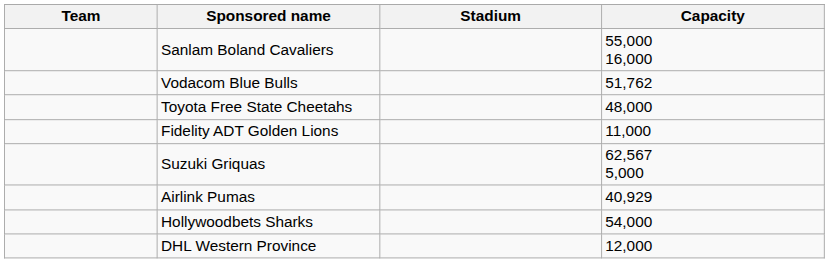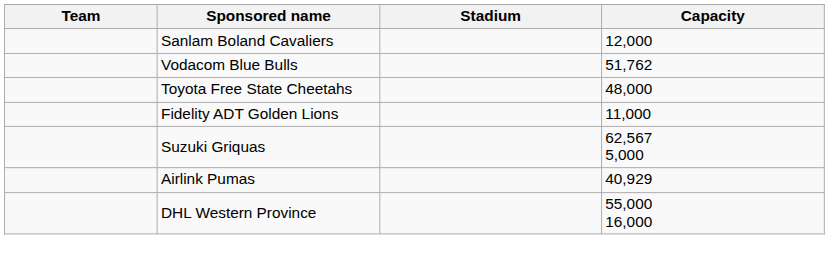(629, 49) 55,000 16,000 -> (629, 41) 12,000
- row: (237, 221)
(629, 246) 12,000 -> (629, 213) 55,000 16,000
